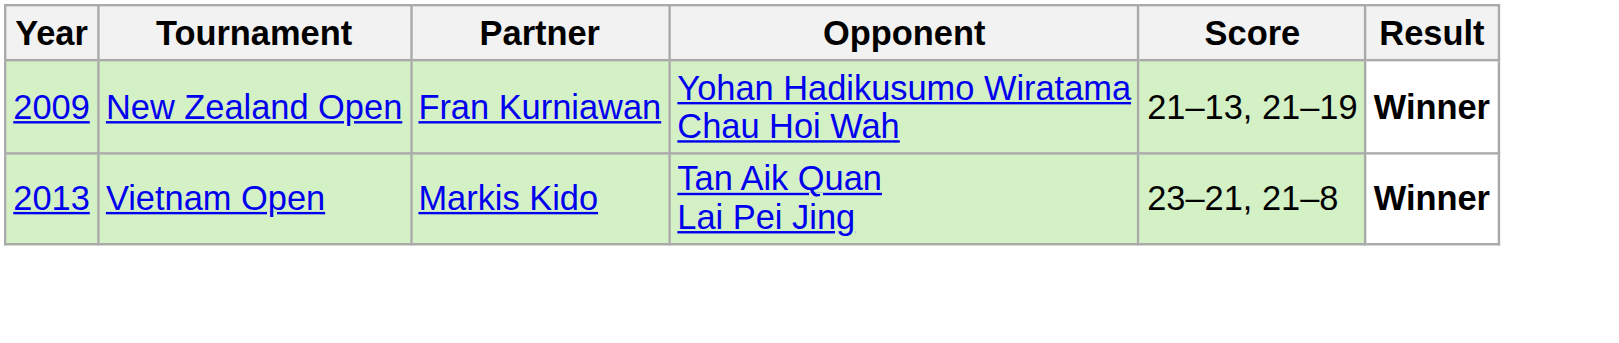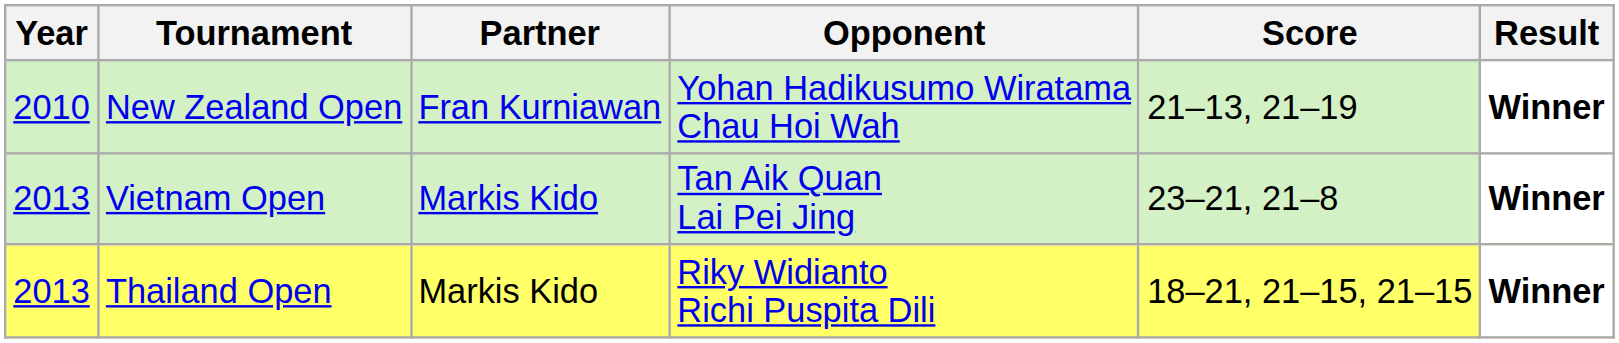(52, 106) 2009 -> (52, 106) 2010
+ row: (219, 291)
